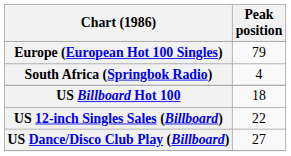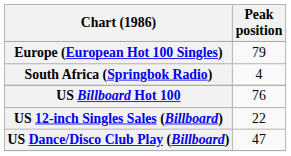(259, 96) 18 -> (259, 96) 76
(259, 140) 27 -> (259, 140) 47
